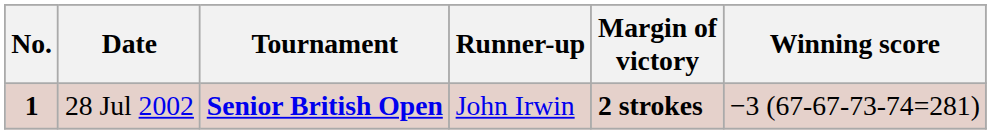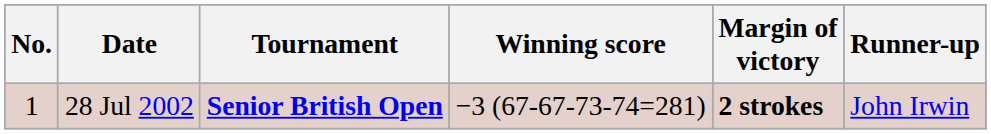columns swapped: (855, 43) <-> (520, 43)
(32, 105) bold -> (32, 105) normal
